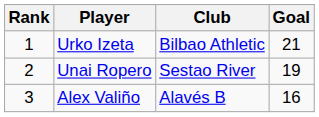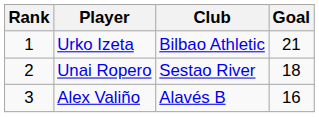(291, 71) 19 -> (291, 71) 18
